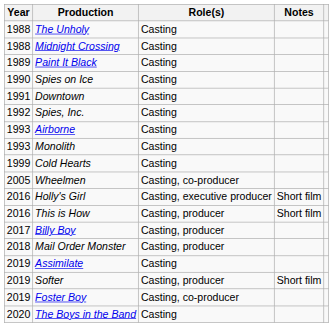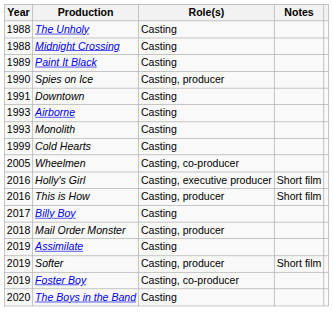(159, 79) Casting -> (183, 79) Casting, producer
- row: (60, 113)
(183, 230) Casting, producer -> (159, 213) Casting
